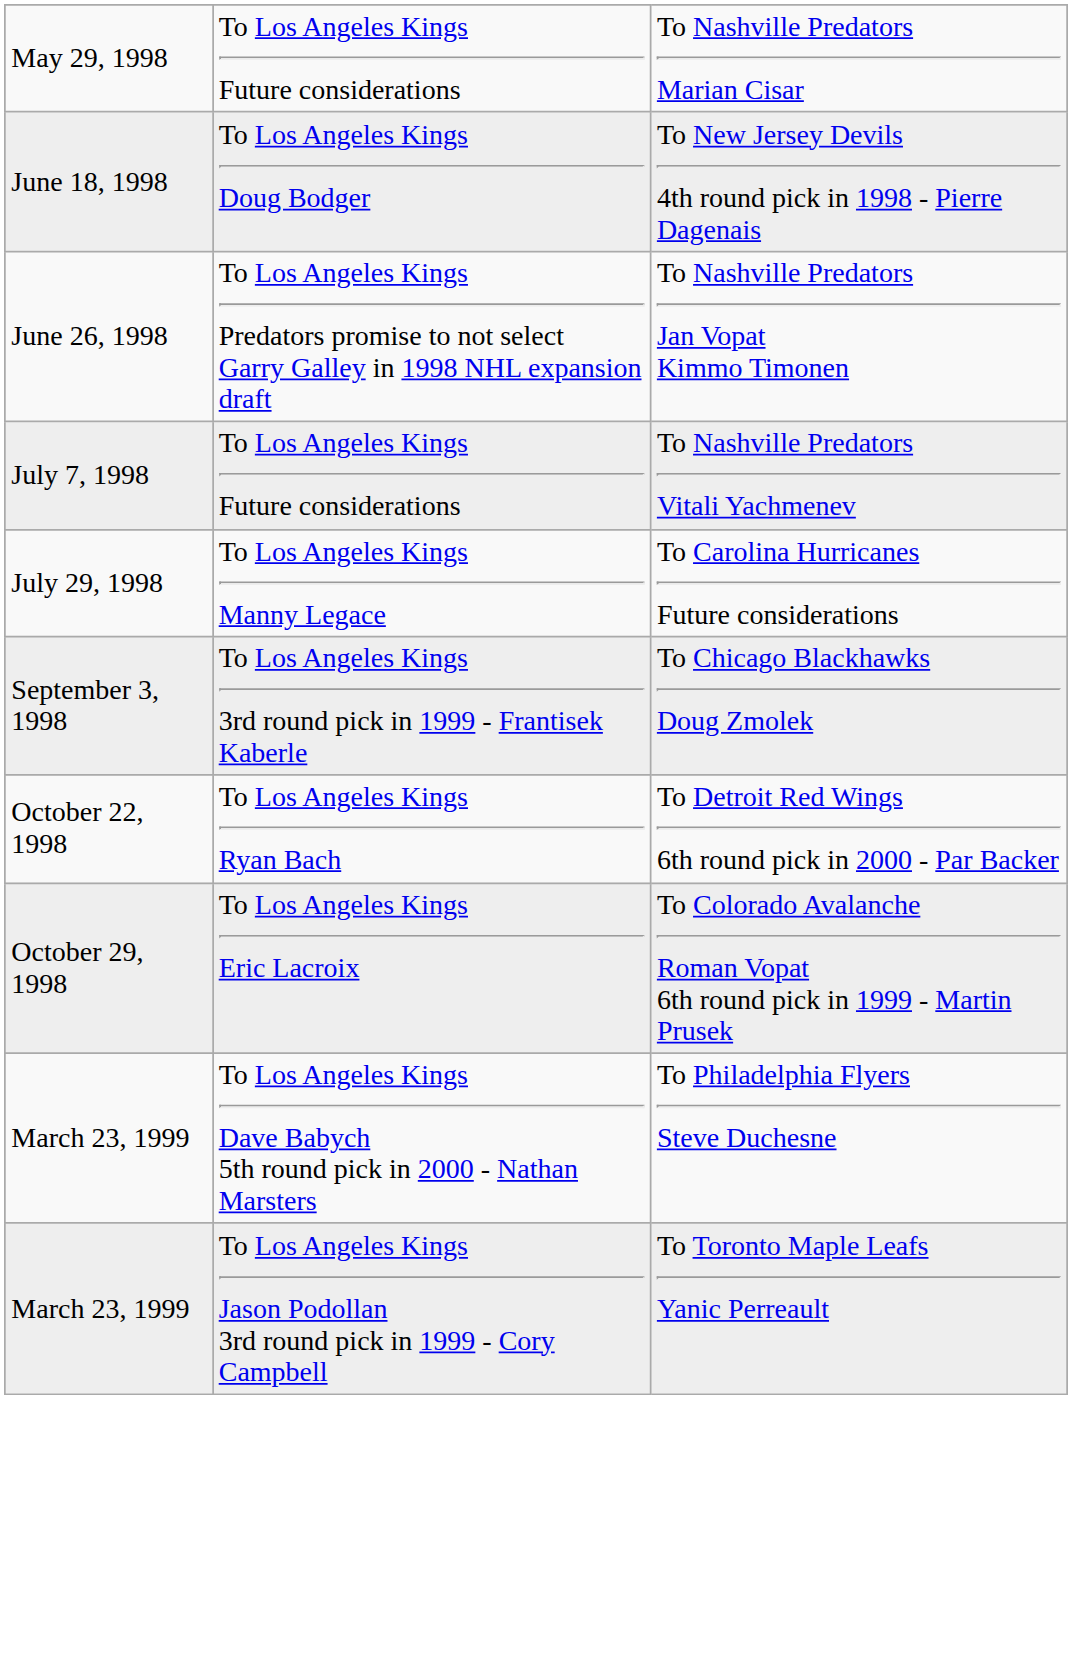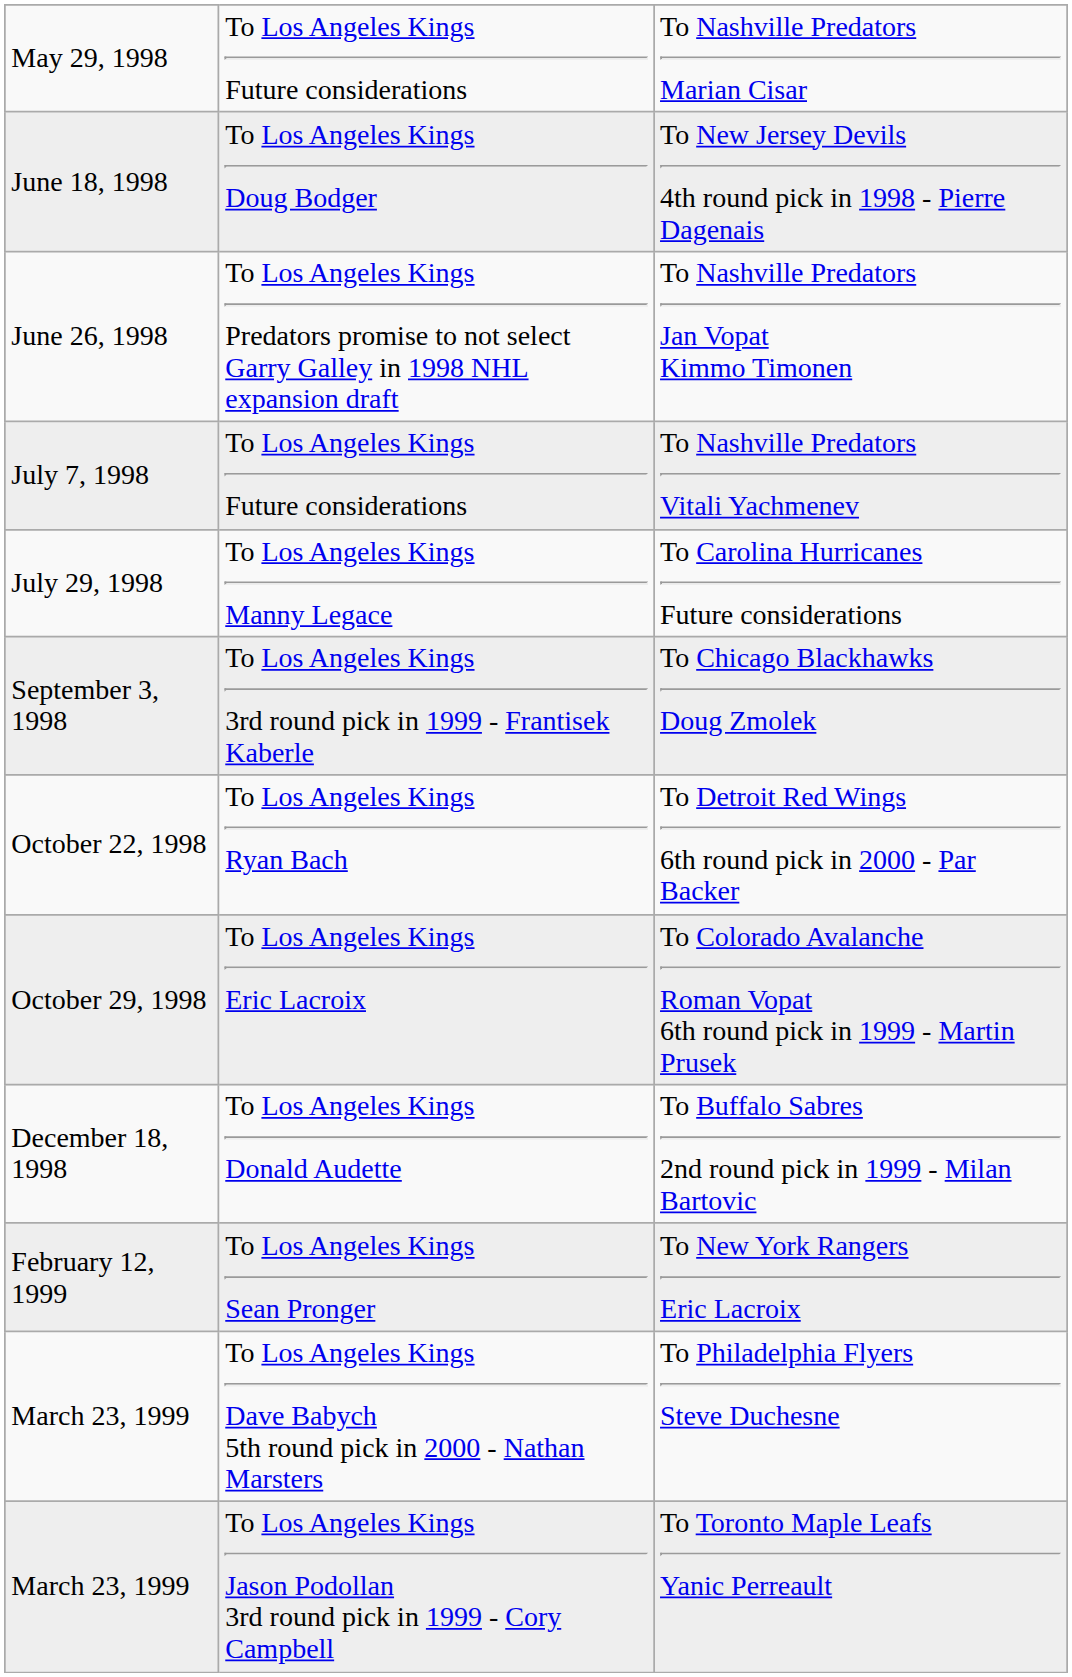+ row: (436, 1137)
+ row: (436, 1276)
